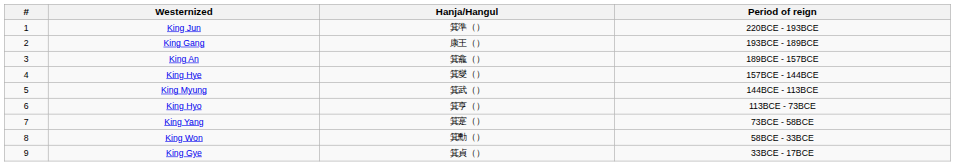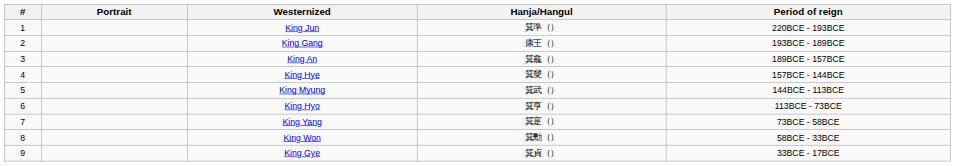+ column: (114, 12)
